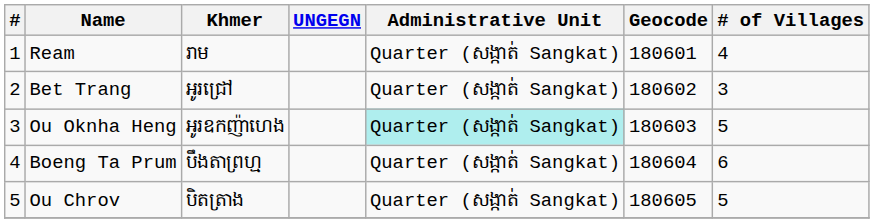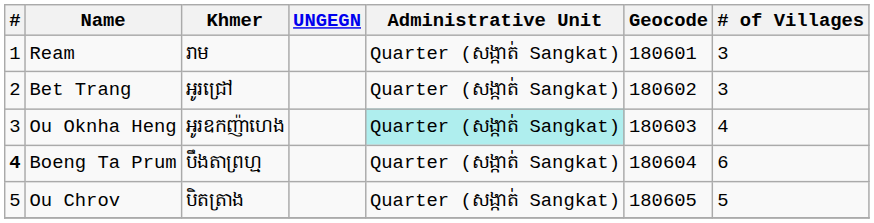(723, 54) 4 -> (723, 54) 3
(723, 127) 5 -> (723, 127) 4
(15, 163) normal -> (15, 163) bold
